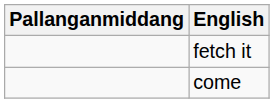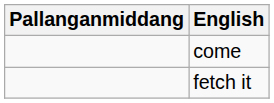rows swapped: (217, 82) <-> (222, 51)
